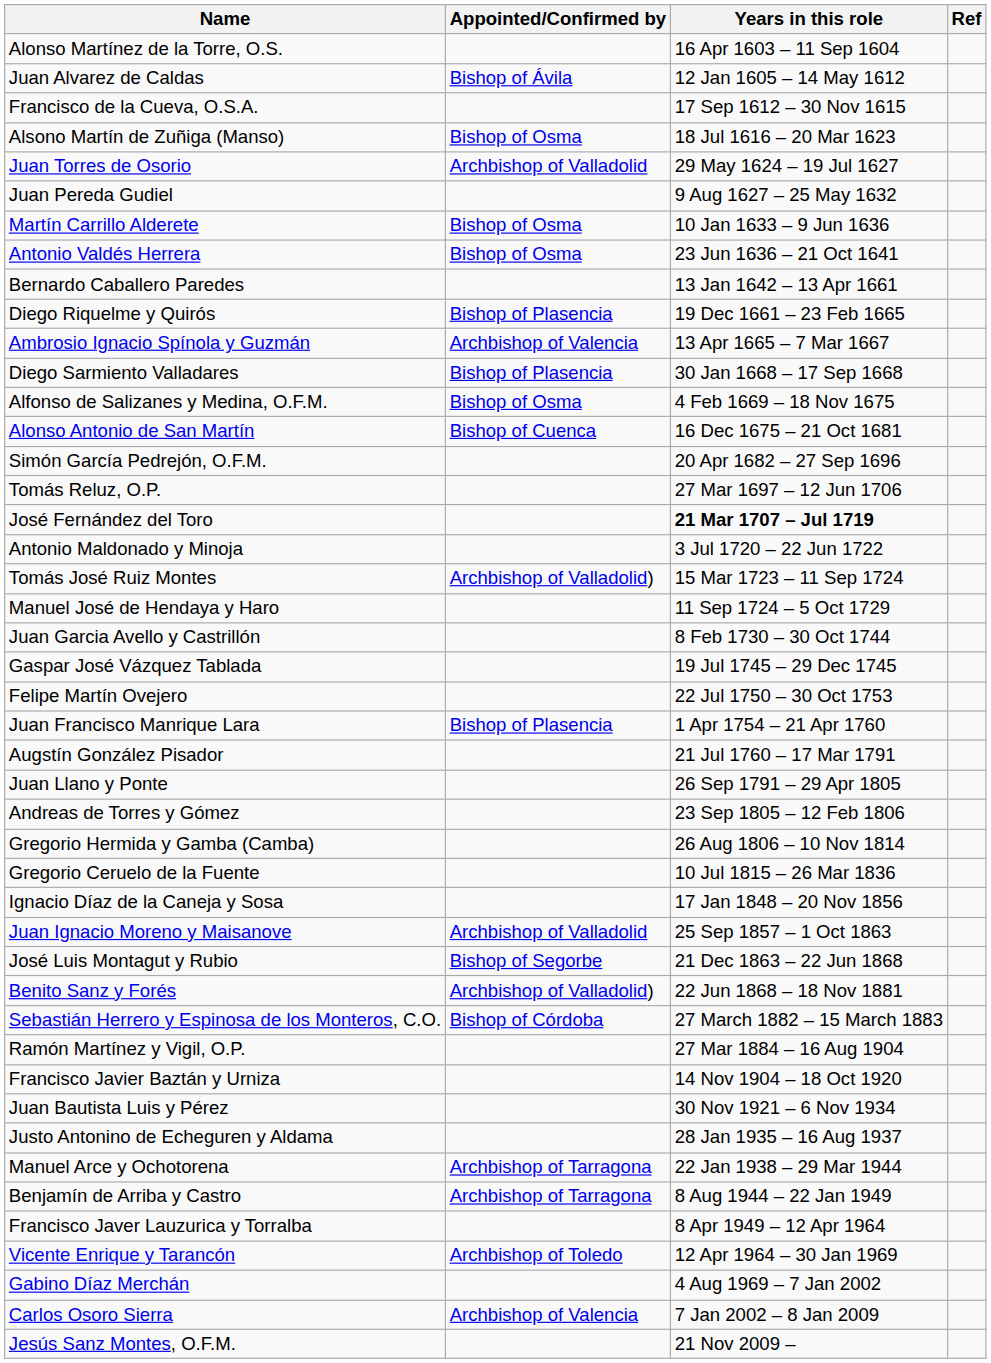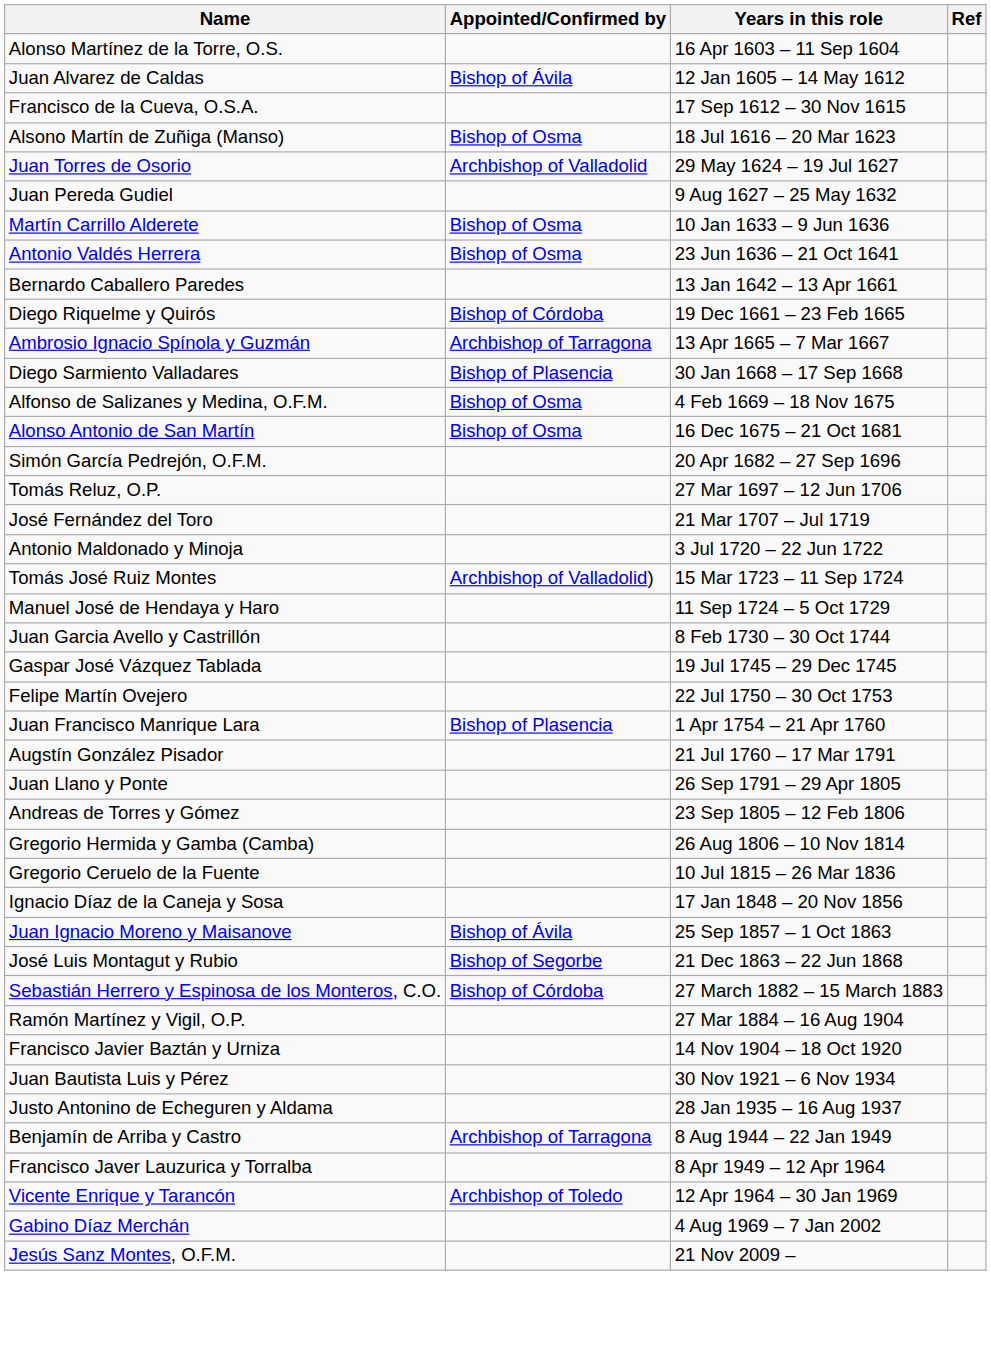(531, 313) Bishop of Plasencia -> (527, 313) Bishop of Córdoba
(544, 343) Archbishop of Valencia -> (551, 343) Archbishop of Tarragona
(523, 431) Bishop of Cuenca -> (516, 431) Bishop of Osma
(774, 519) bold -> (772, 519) normal
(549, 931) Archbishop of Valladolid -> (511, 931) Bishop of Ávila
- row: (92, 990)
- row: (119, 1167)
- row: (91, 1314)
